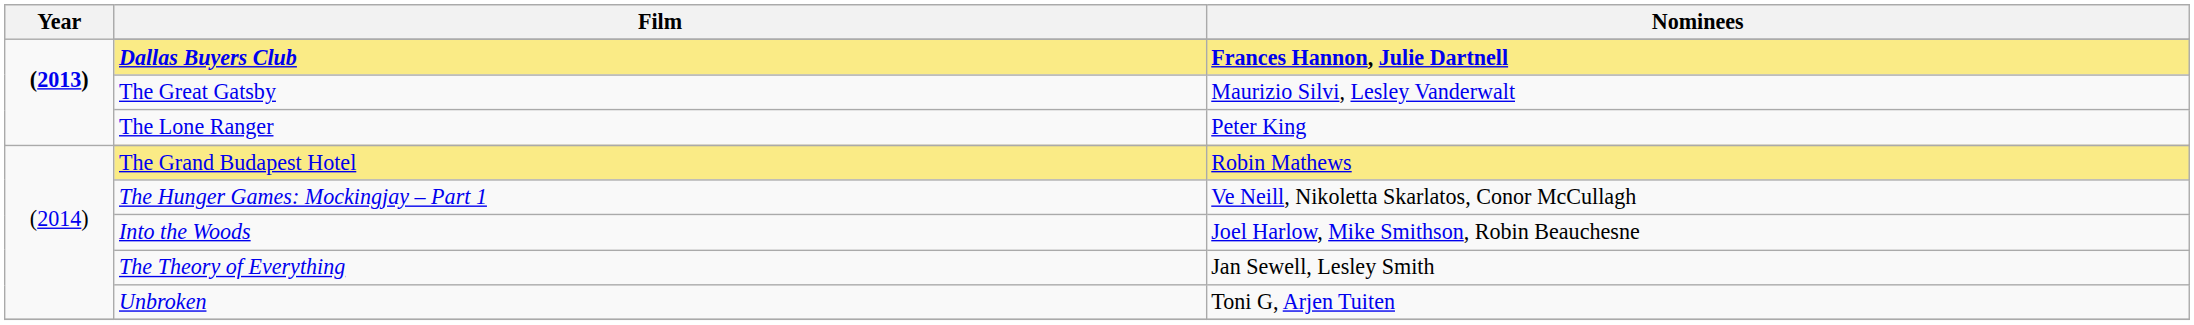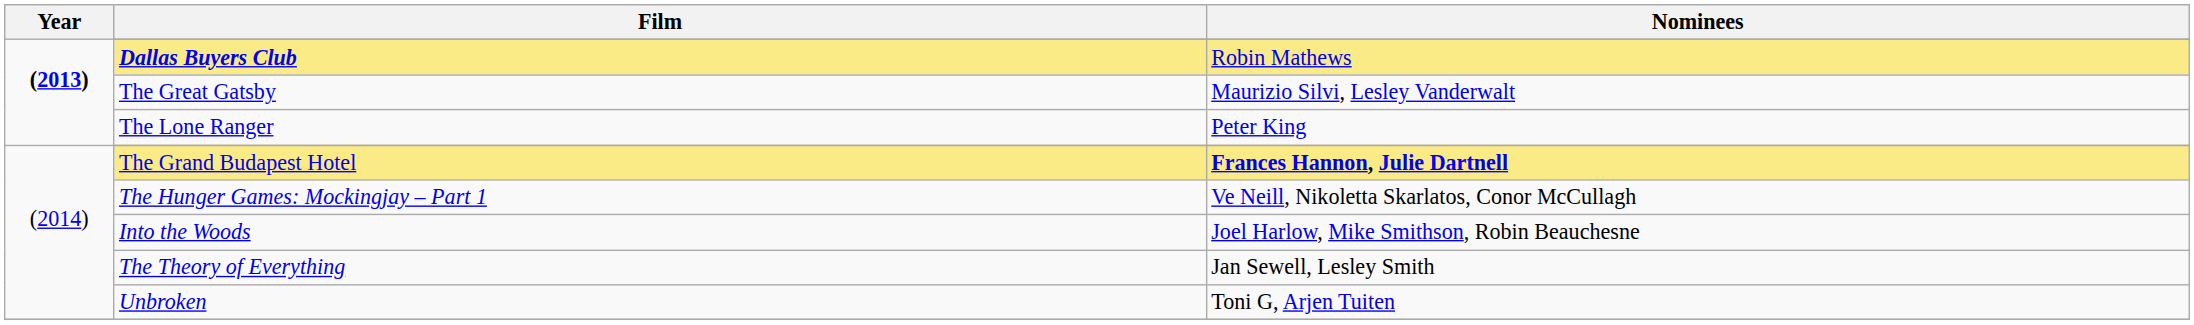(1360, 57) Frances Hannon, Julie Dartnell -> (1281, 57) Robin Mathews
(1281, 162) Robin Mathews -> (1360, 162) Frances Hannon, Julie Dartnell
